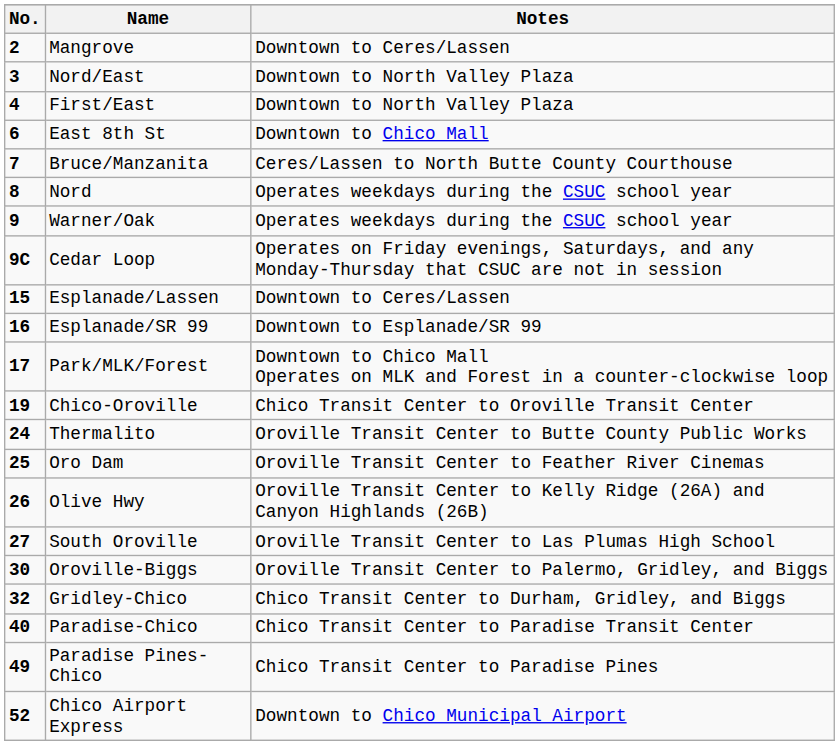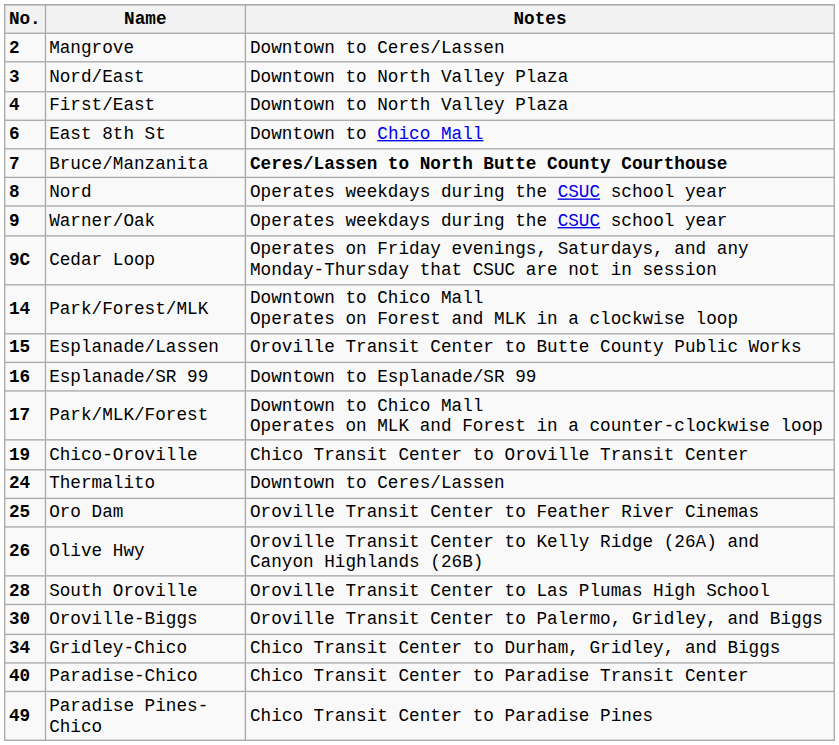(494, 163) normal -> (489, 163) bold
+ row: (129, 309)
(383, 299) Downtown to Ceres/Lassen -> (526, 348) Oroville Transit Center to Butte County Public Works
(531, 434) Oroville Transit Center to Butte County Public Works -> (377, 484) Downtown to Ceres/Lassen
(20, 541) 27 -> (20, 591) 28
(20, 599) 32 -> (20, 648) 34
- row: (118, 716)
